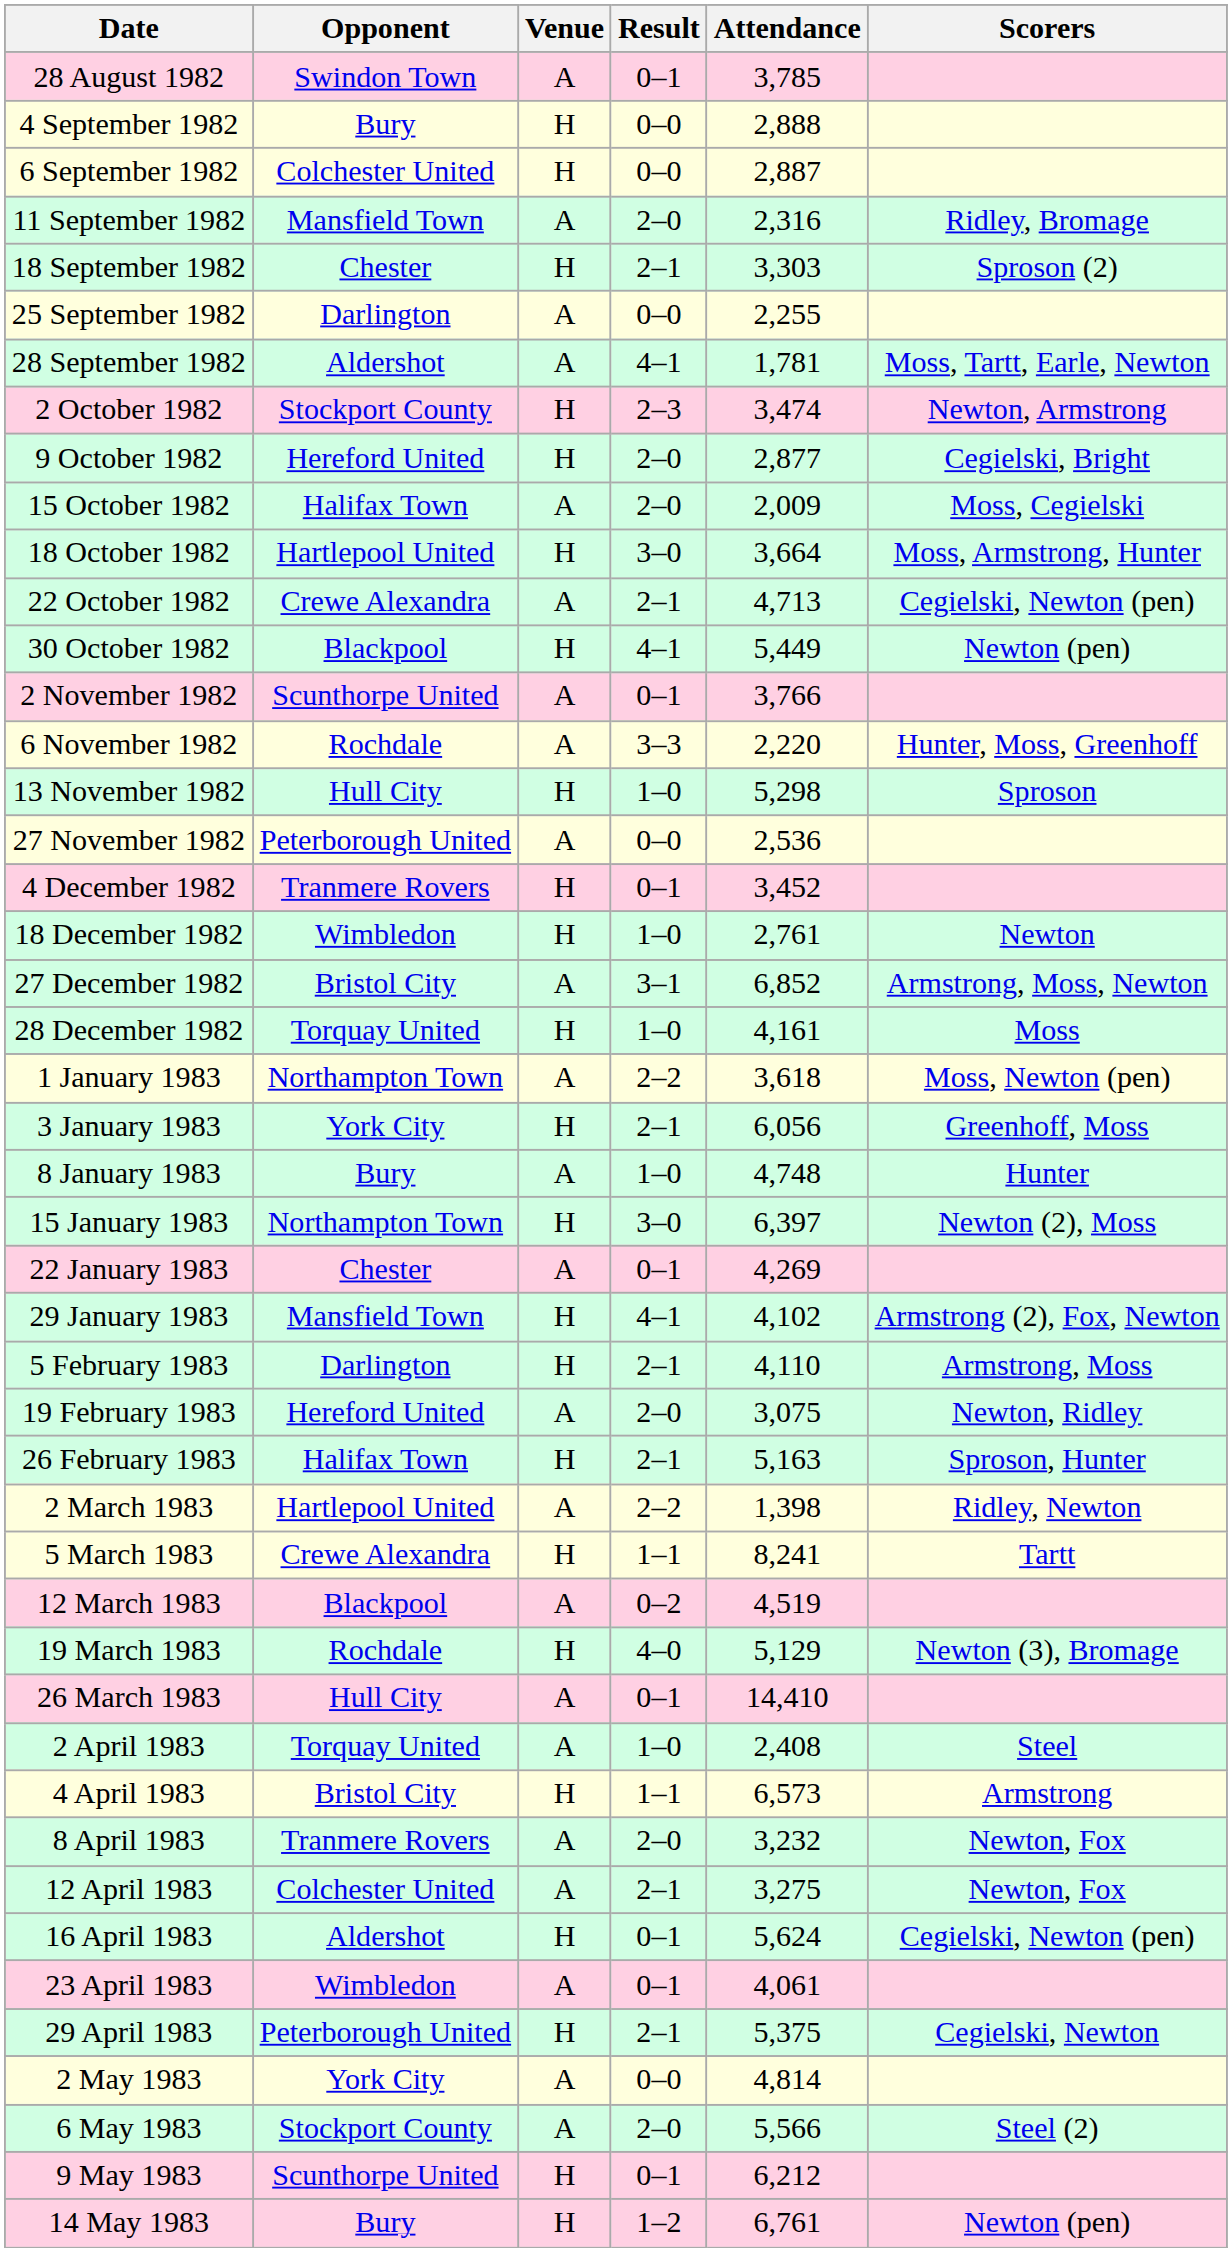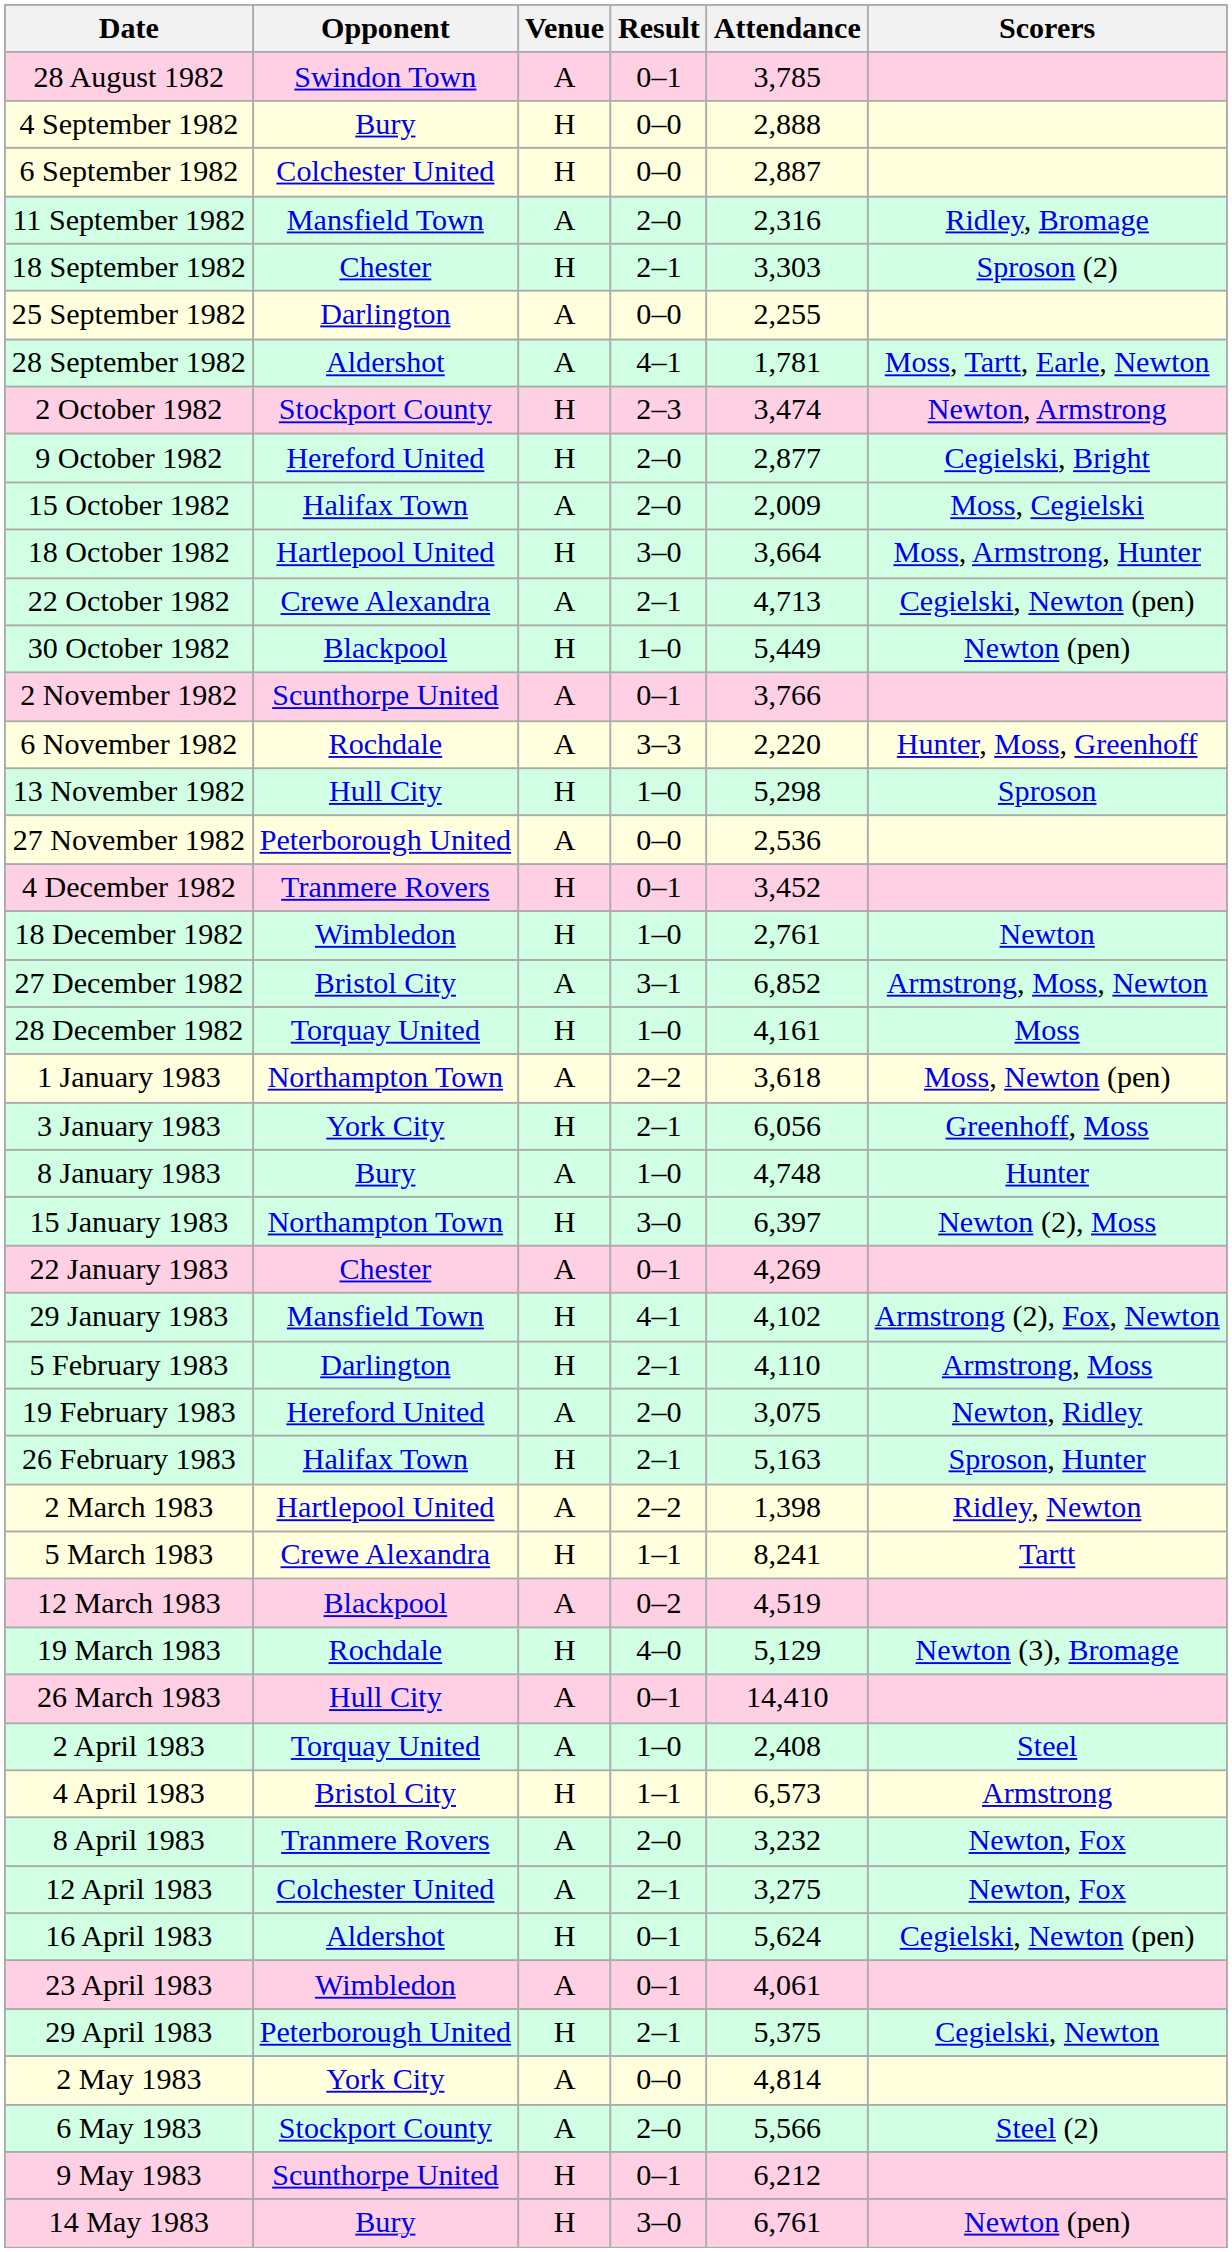(659, 648) 4–1 -> (659, 648) 1–0
(659, 2222) 1–2 -> (659, 2222) 3–0
